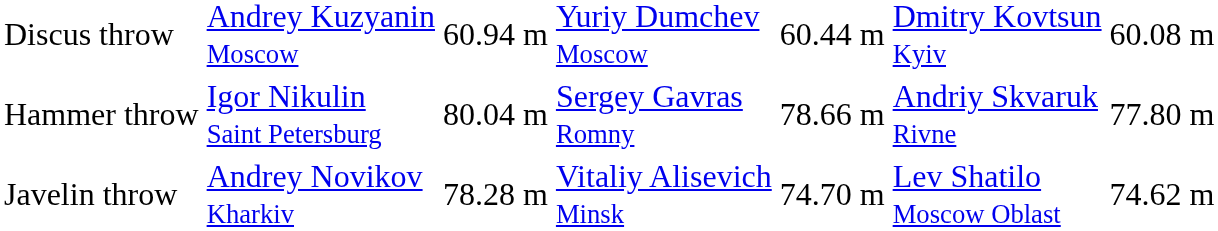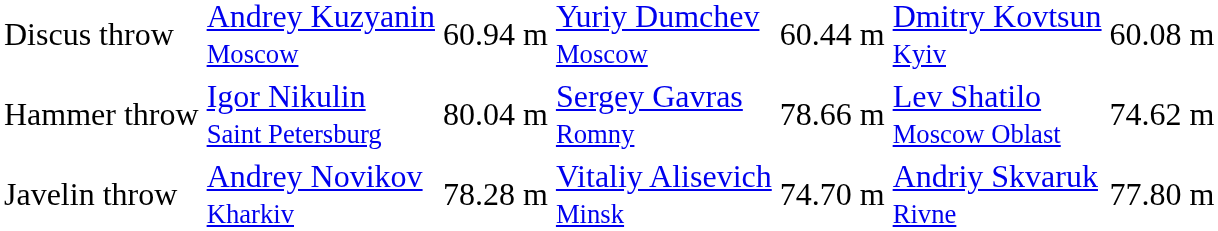(995, 114) Andriy Skvaruk Rivne -> (977, 114) Lev Shatilo Moscow Oblast
(1162, 114) 77.80 m -> (1162, 114) 74.62 m
(977, 194) Lev Shatilo Moscow Oblast -> (995, 194) Andriy Skvaruk Rivne
(1162, 194) 74.62 m -> (1162, 194) 77.80 m
